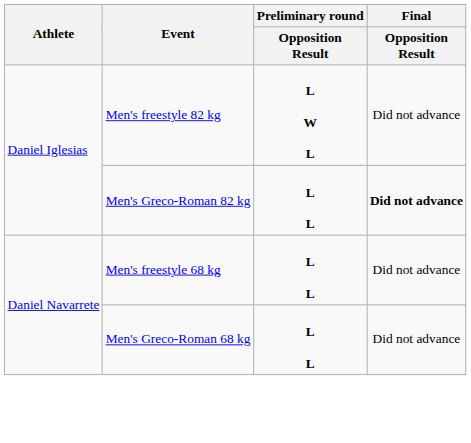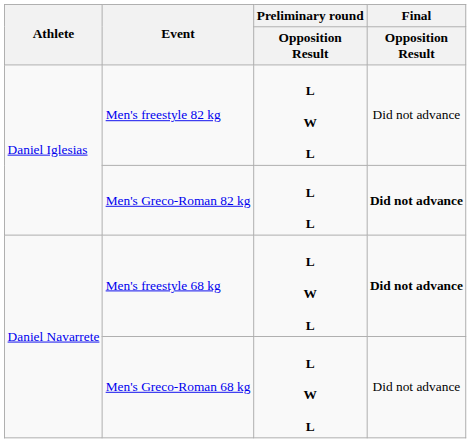(310, 278) L L -> (310, 294) L W L
(416, 270) normal -> (416, 286) bold
(310, 347) L L -> (310, 395) L W L
